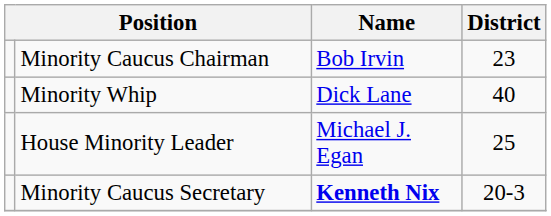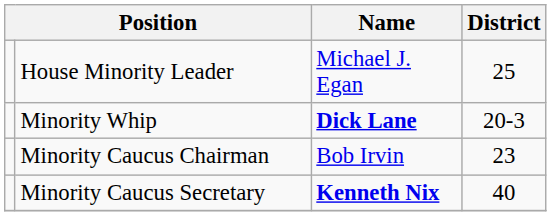rows swapped: (127, 143) <-> (145, 58)
(364, 94) normal -> (366, 120) bold
(504, 94) 40 -> (504, 120) 20-3
(504, 192) 20-3 -> (504, 192) 40
